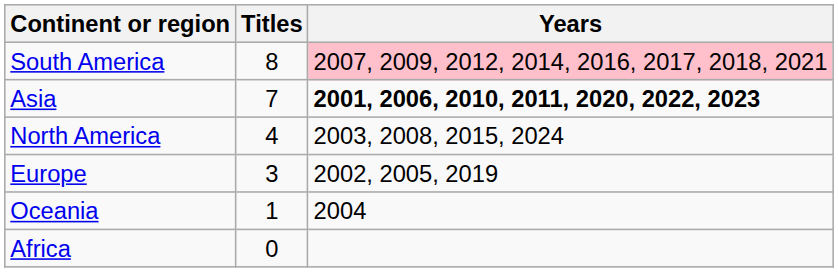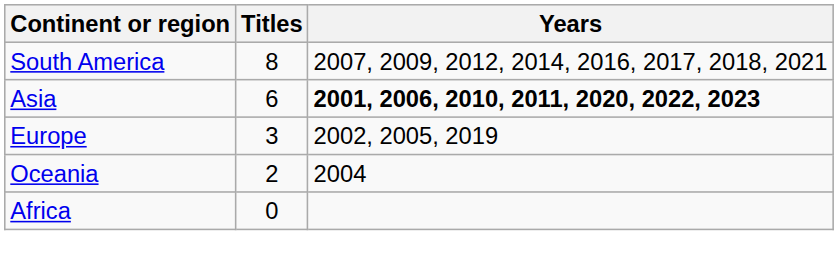(571, 61) pink background -> (571, 61) no background
(272, 99) 7 -> (272, 99) 6
- row: (85, 136)
(272, 211) 1 -> (272, 174) 2
